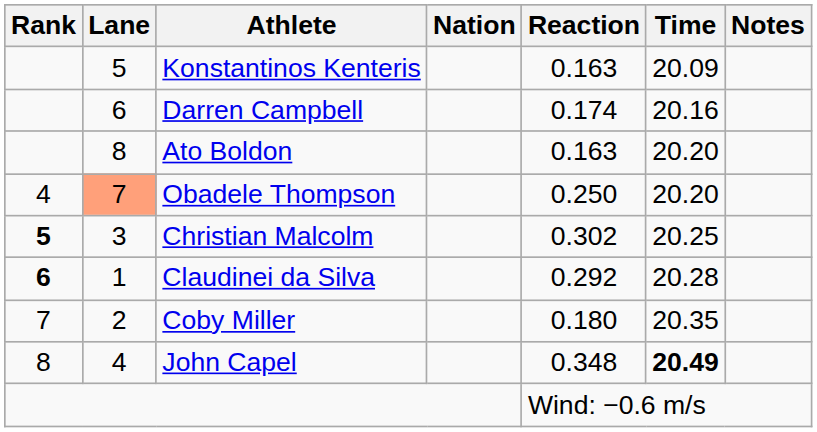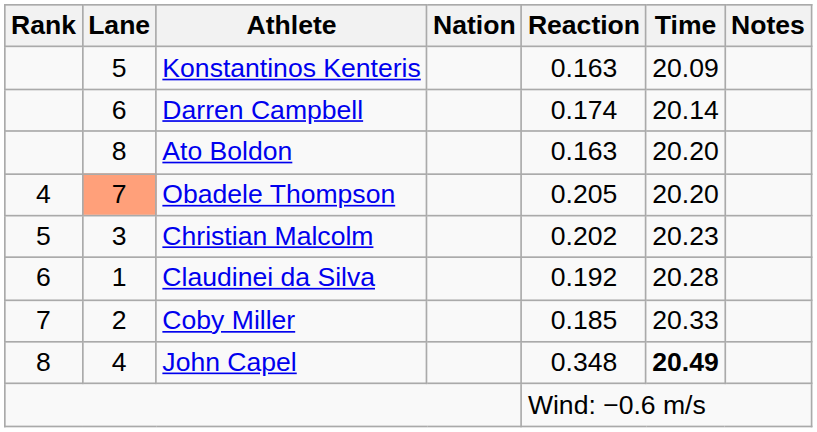(686, 109) 20.16 -> (686, 109) 20.14
(584, 194) 0.250 -> (584, 194) 0.205
(43, 236) bold -> (43, 236) normal
(584, 236) 0.302 -> (584, 236) 0.202
(686, 236) 20.25 -> (686, 236) 20.23
(43, 278) bold -> (43, 278) normal
(584, 278) 0.292 -> (584, 278) 0.192
(584, 320) 0.180 -> (584, 320) 0.185
(686, 320) 20.35 -> (686, 320) 20.33
